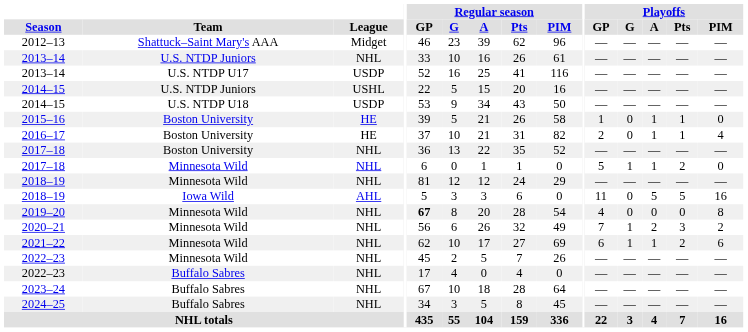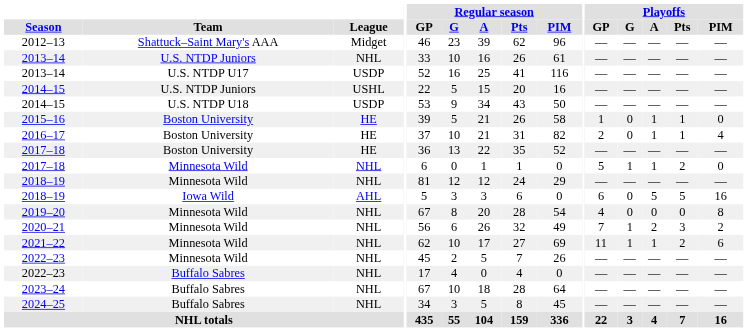(369, 150) NHL -> (369, 150) HE
(601, 196) 11 -> (601, 196) 6
(424, 212) bold -> (424, 212) normal
(601, 242) 6 -> (601, 242) 11
